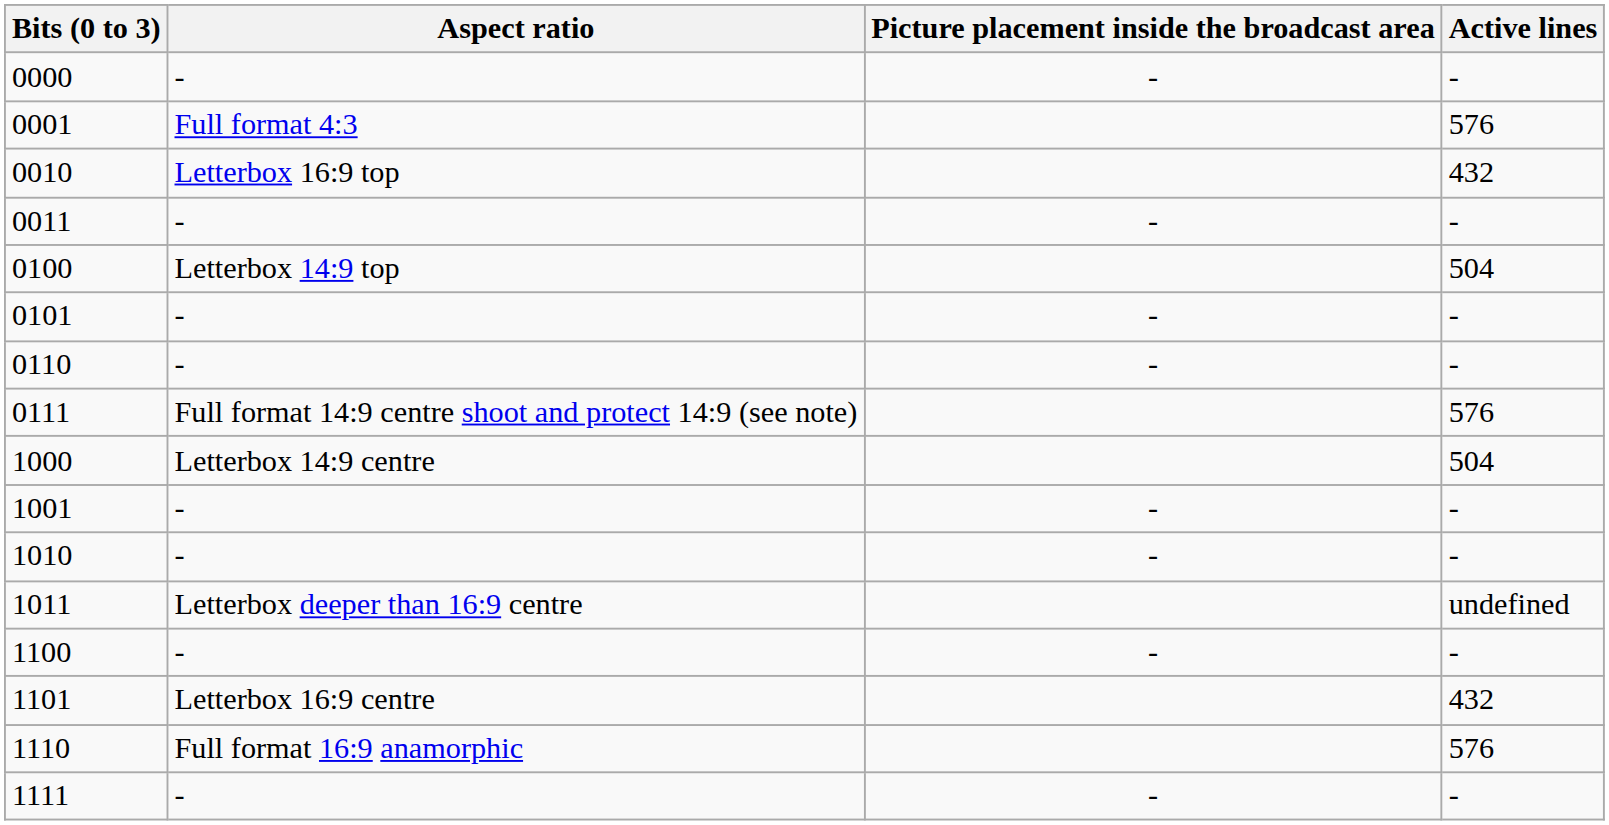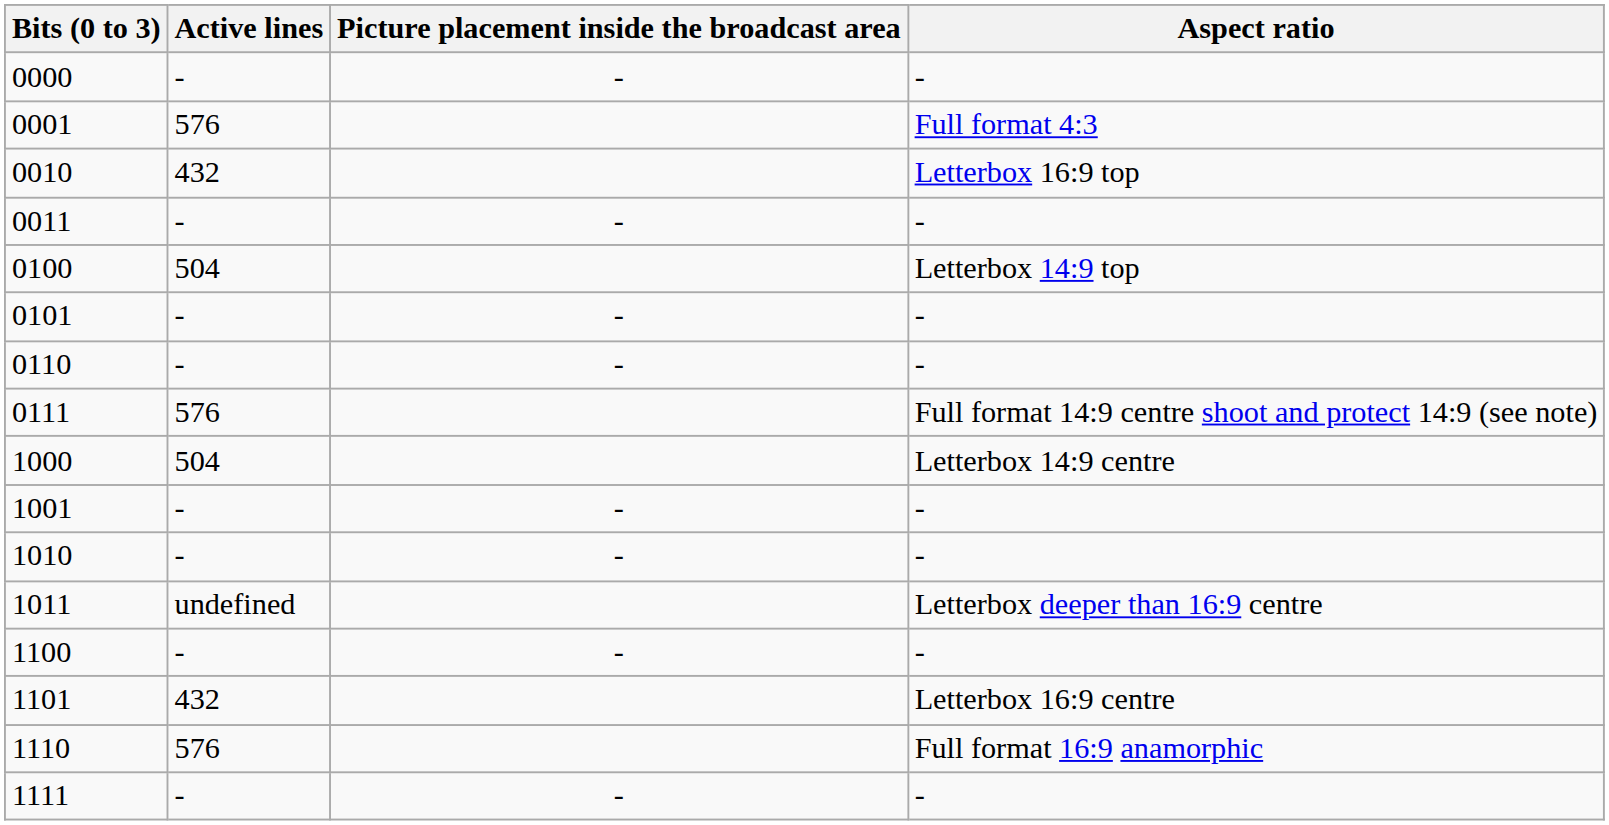columns swapped: (516, 28) <-> (1523, 28)
